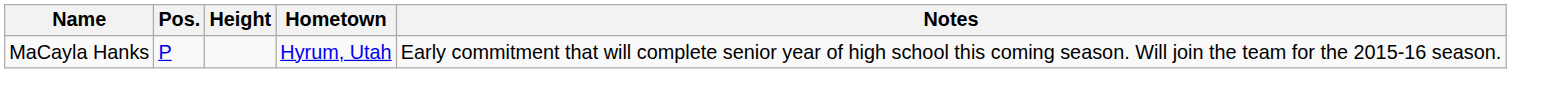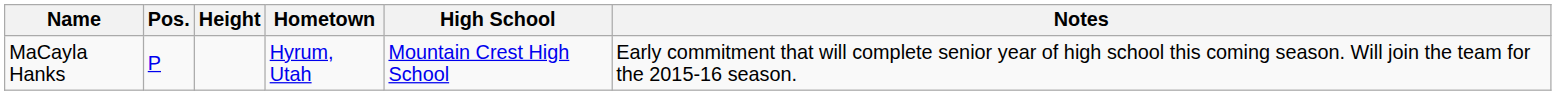+ column: (498, 20)
